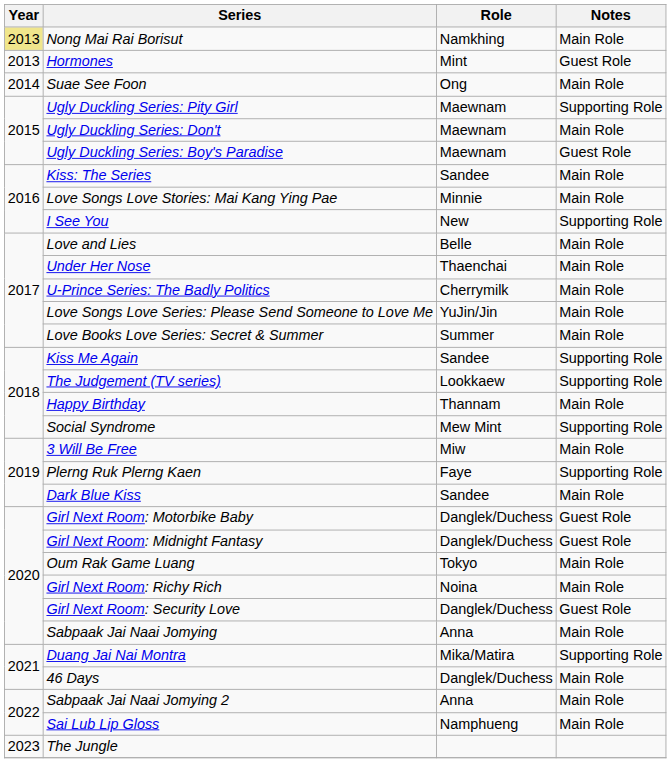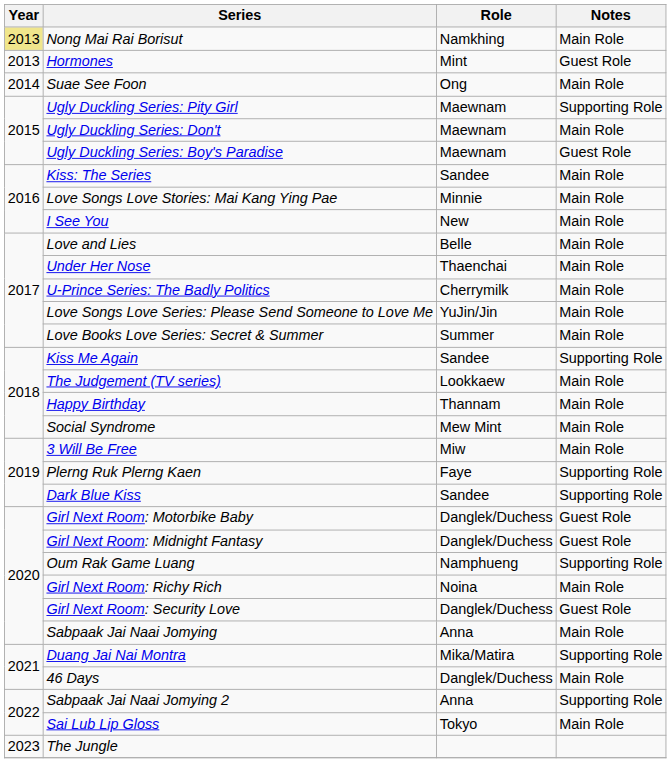(611, 221) Supporting Role -> (592, 221) Main Role
(611, 381) Supporting Role -> (592, 381) Main Role
(611, 426) Supporting Role -> (592, 426) Main Role
(592, 495) Main Role -> (611, 495) Supporting Role
(459, 564) Tokyo -> (479, 564) Namphueng
(592, 564) Main Role -> (611, 564) Supporting Role
(592, 701) Main Role -> (611, 701) Supporting Role
(479, 723) Namphueng -> (459, 723) Tokyo
